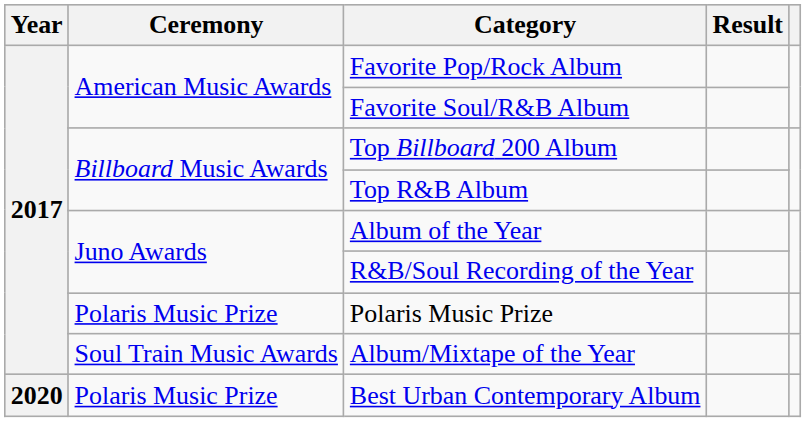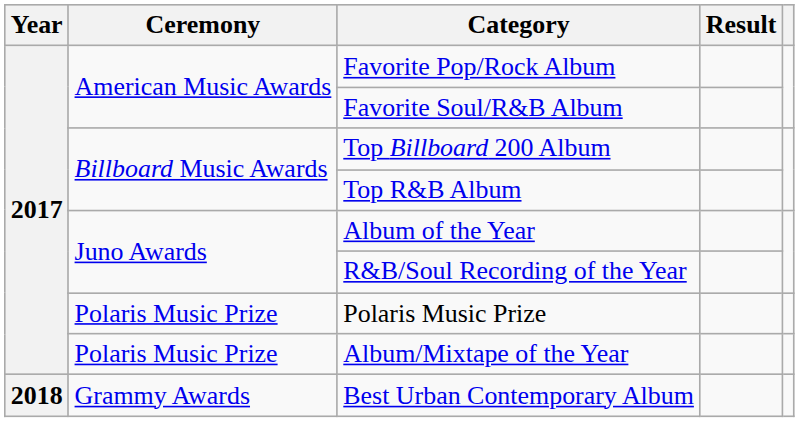(206, 353) Soul Train Music Awards -> (176, 353) Polaris Music Prize
(37, 395) 2020 -> (37, 395) 2018
(176, 395) Polaris Music Prize -> (162, 395) Grammy Awards
